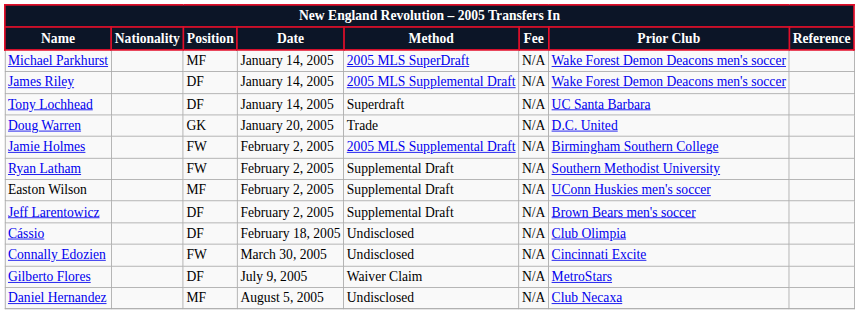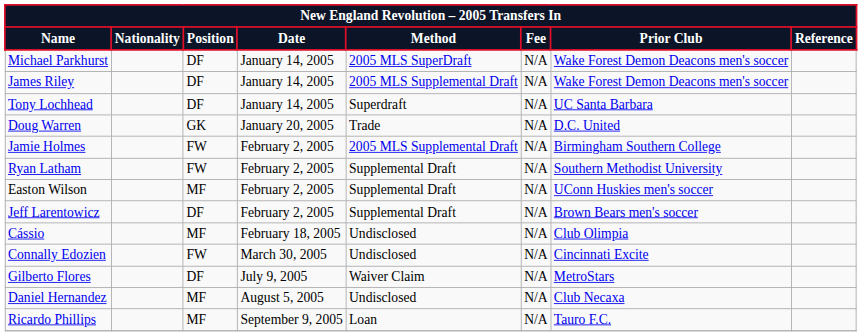(196, 60) MF -> (195, 60) DF
(195, 233) DF -> (196, 233) MF
+ row: (52, 319)
